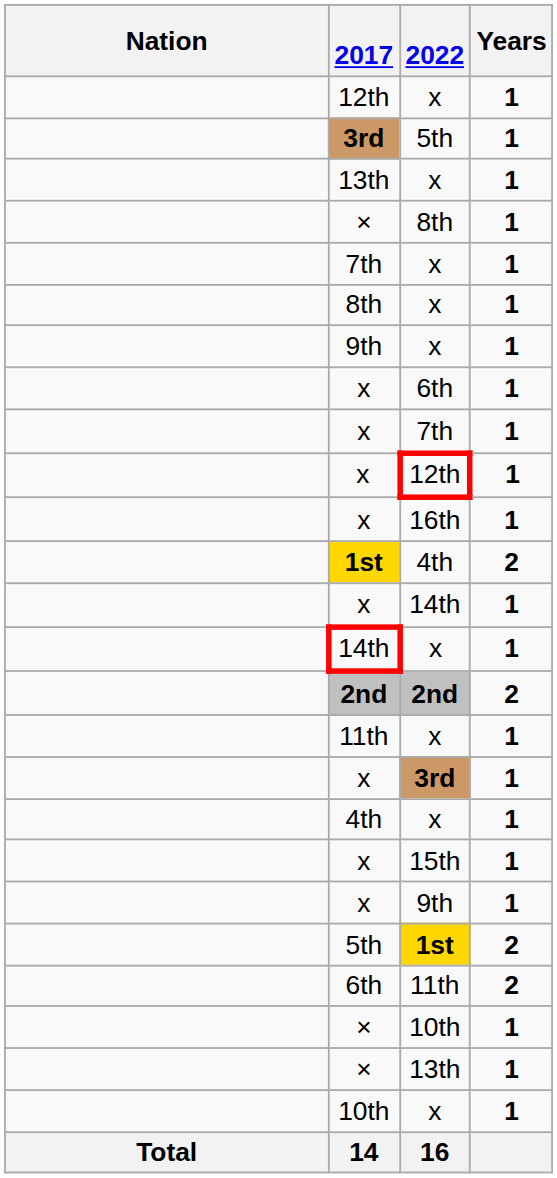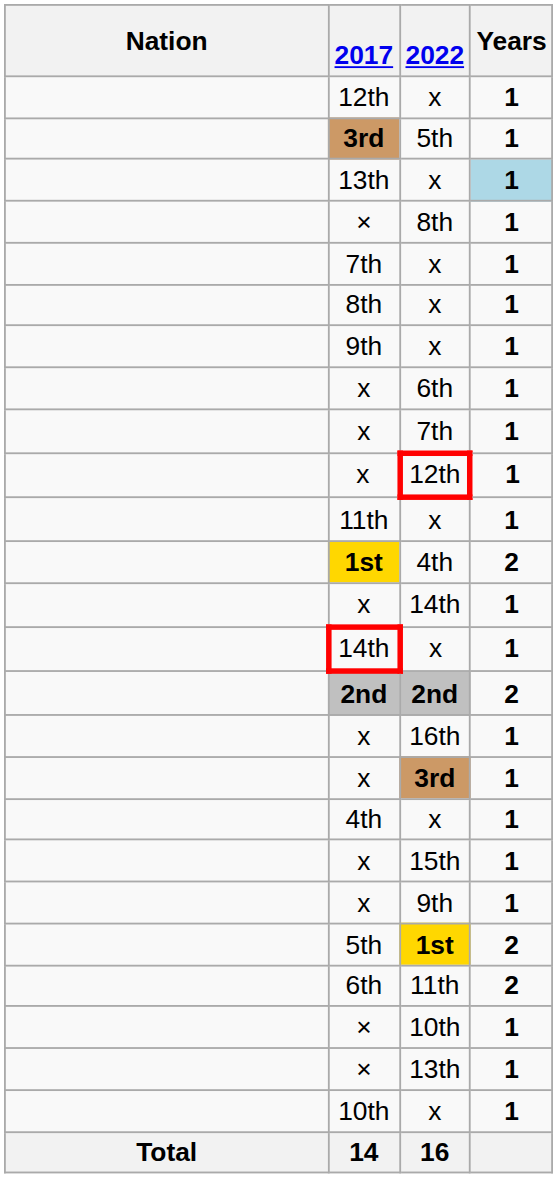(512, 180) no background -> (512, 180) lightblue background
rows swapped: (364, 520) <-> (364, 736)
